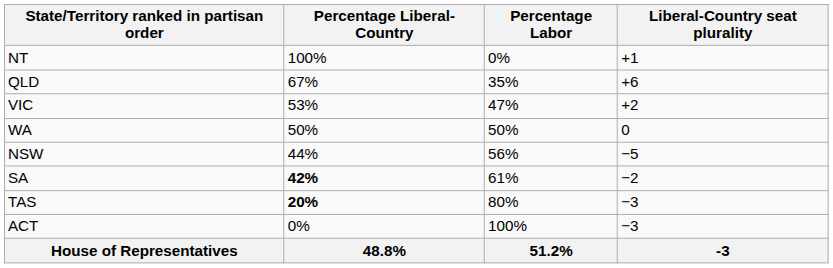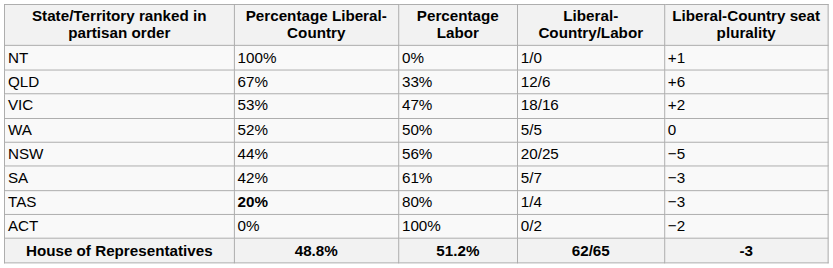+ column: (591, 25)
(503, 81) 35% -> (417, 81) 33%
(303, 130) 50% -> (253, 130) 52%
(303, 178) bold -> (253, 178) normal
(630, 178) −2 -> (676, 178) −3
(630, 226) −3 -> (676, 226) −2
